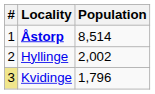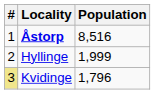(95, 36) 8,514 -> (95, 36) 8,516
(95, 57) 2,002 -> (95, 57) 1,999
